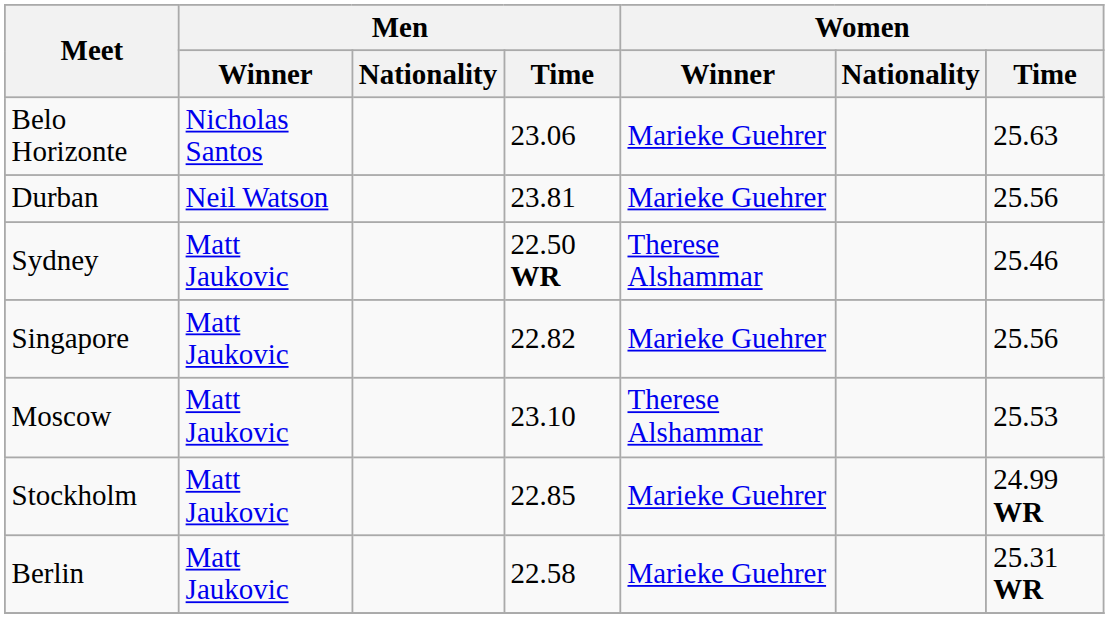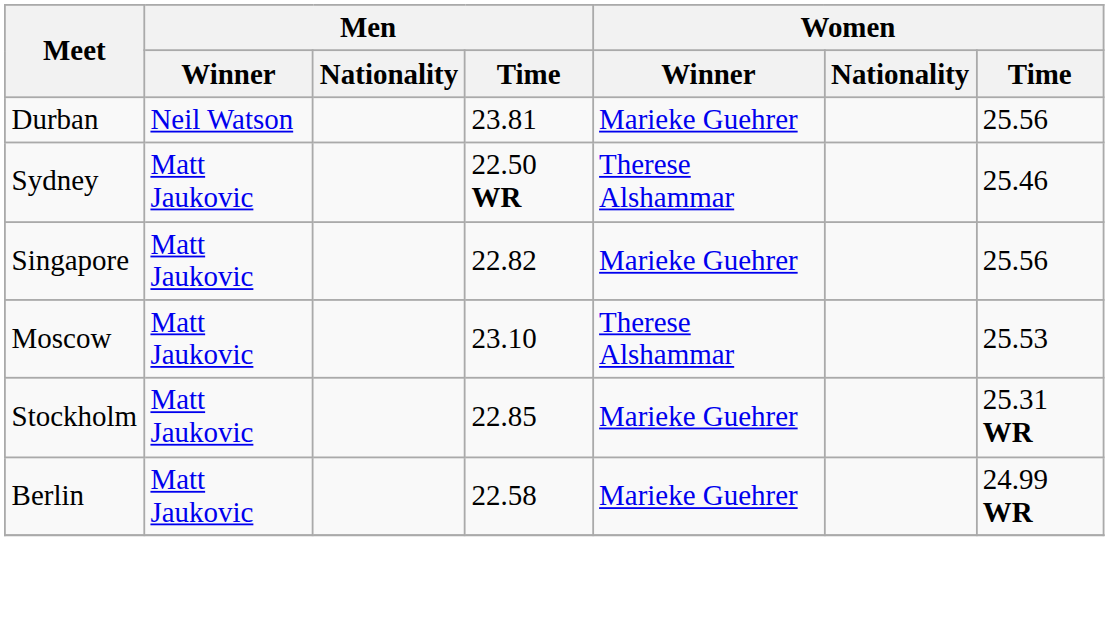- row: (69, 135)
(1026, 495) 24.99 WR -> (1015, 417) 25.31 WR
(1026, 574) 25.31 WR -> (1015, 495) 24.99 WR
